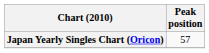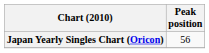(185, 39) 57 -> (185, 39) 56
